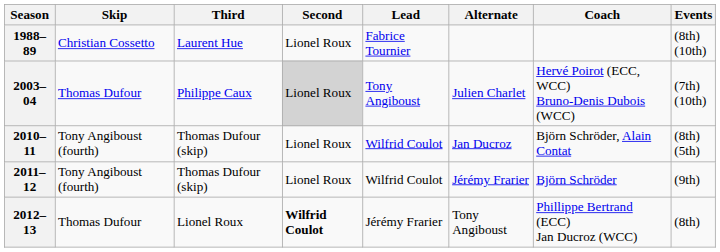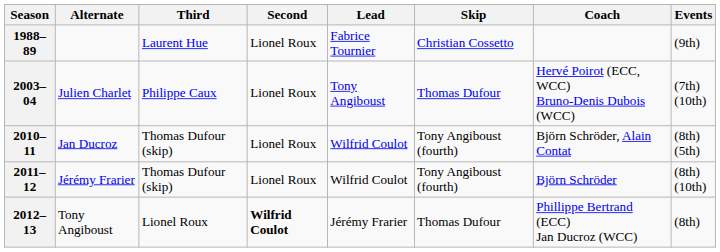columns swapped: (114, 14) <-> (491, 14)
(690, 43) (8th) (10th) -> (687, 43) (9th)
(318, 93) lightgrey background -> (283, 93) no background
(687, 179) (9th) -> (690, 179) (8th) (10th)
